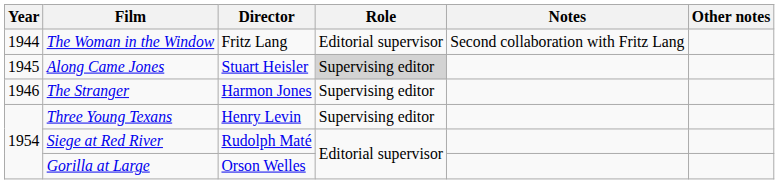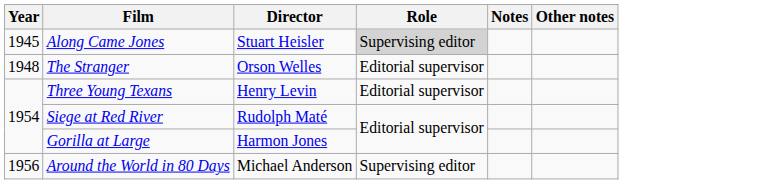- row: (130, 41)
(24, 91) 1946 -> (24, 66) 1948
(267, 91) Harmon Jones -> (279, 66) Orson Welles
(377, 91) Supervising editor -> (422, 66) Editorial supervisor
(377, 116) Supervising editor -> (422, 91) Editorial supervisor
(264, 166) Orson Welles -> (282, 141) Harmon Jones
+ row: (138, 166)
